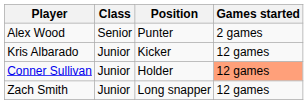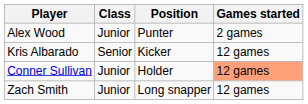(115, 33) Senior -> (114, 33) Junior
(114, 52) Junior -> (115, 52) Senior
